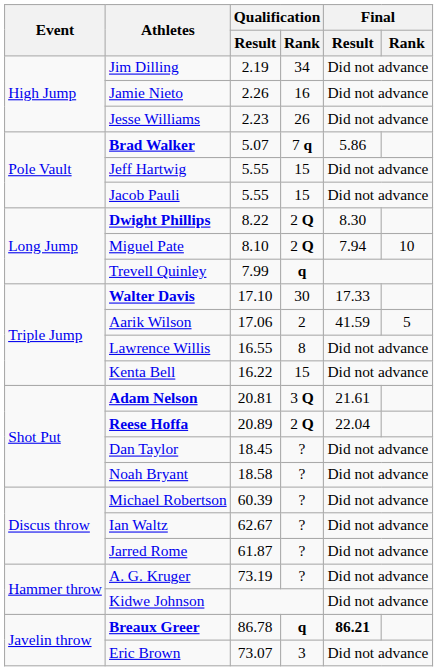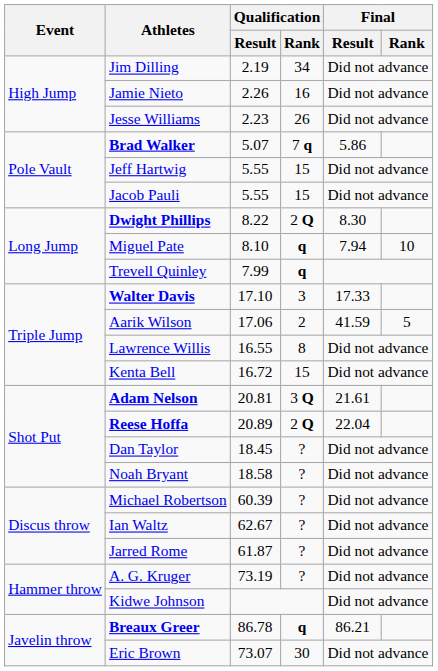(302, 246) 2 Q -> (302, 246) q
(302, 297) 30 -> (302, 297) 3
(255, 373) 16.22 -> (255, 373) 16.72
(353, 627) bold -> (353, 627) normal
(302, 652) 3 -> (302, 652) 30
